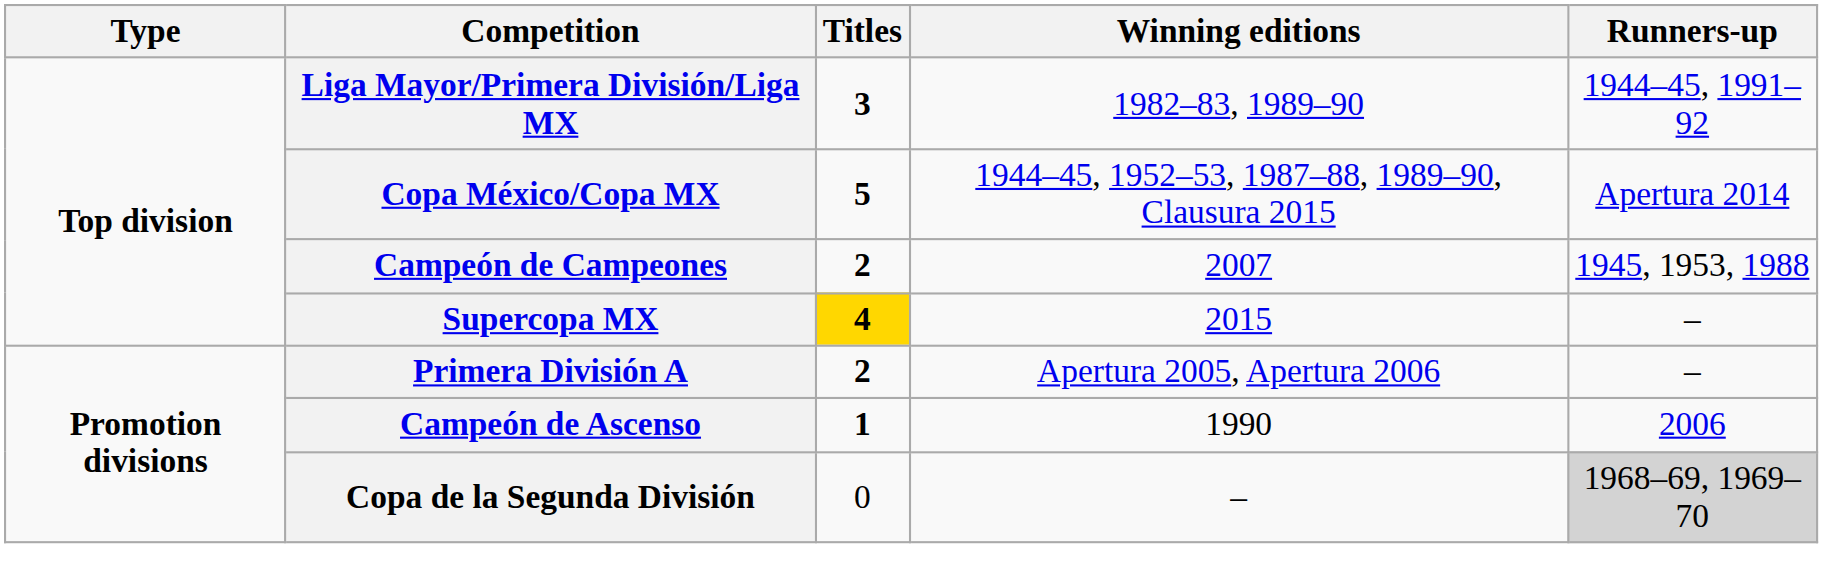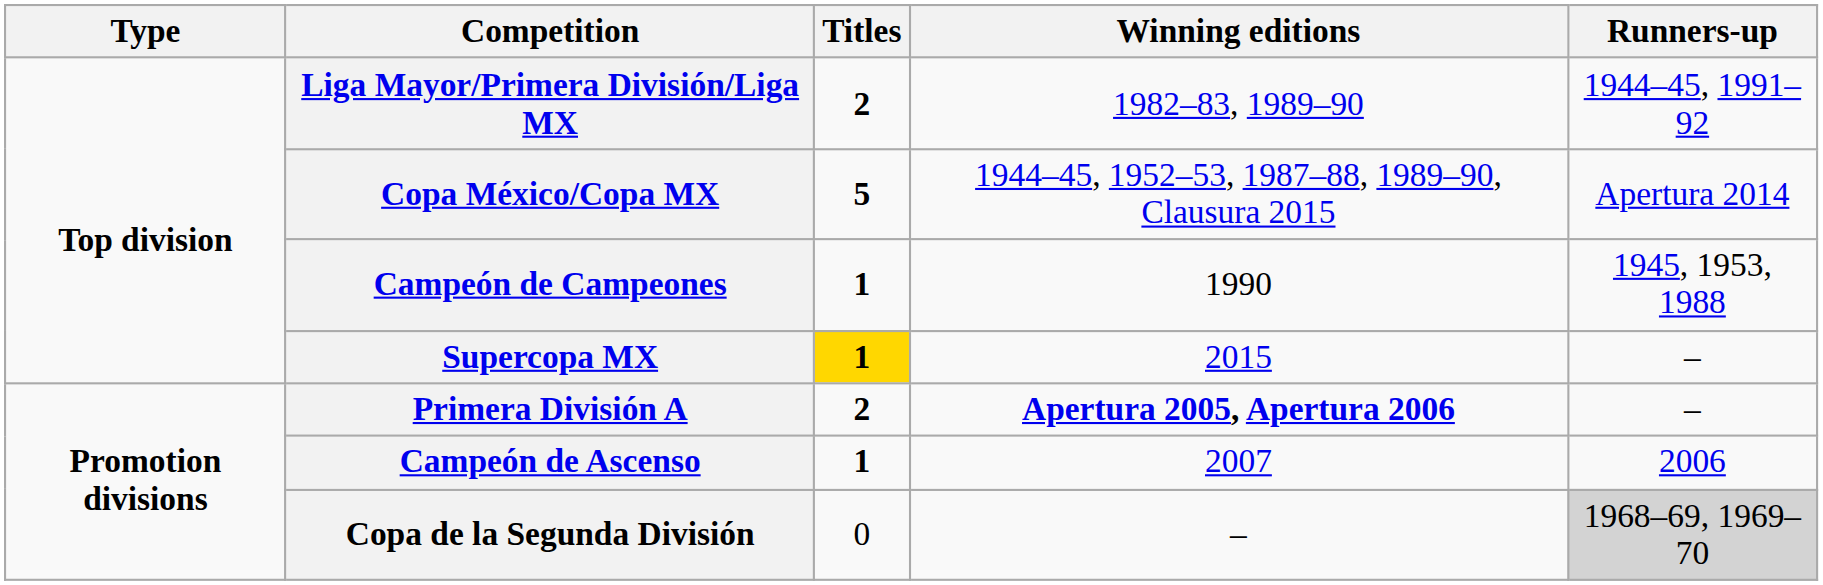(862, 102) 3 -> (862, 102) 2
(862, 265) 2 -> (862, 284) 1
(1239, 265) 2007 -> (1238, 284) 1990
(862, 318) 4 -> (862, 356) 1
(1239, 371) normal -> (1238, 409) bold
(1239, 424) 1990 -> (1238, 462) 2007
